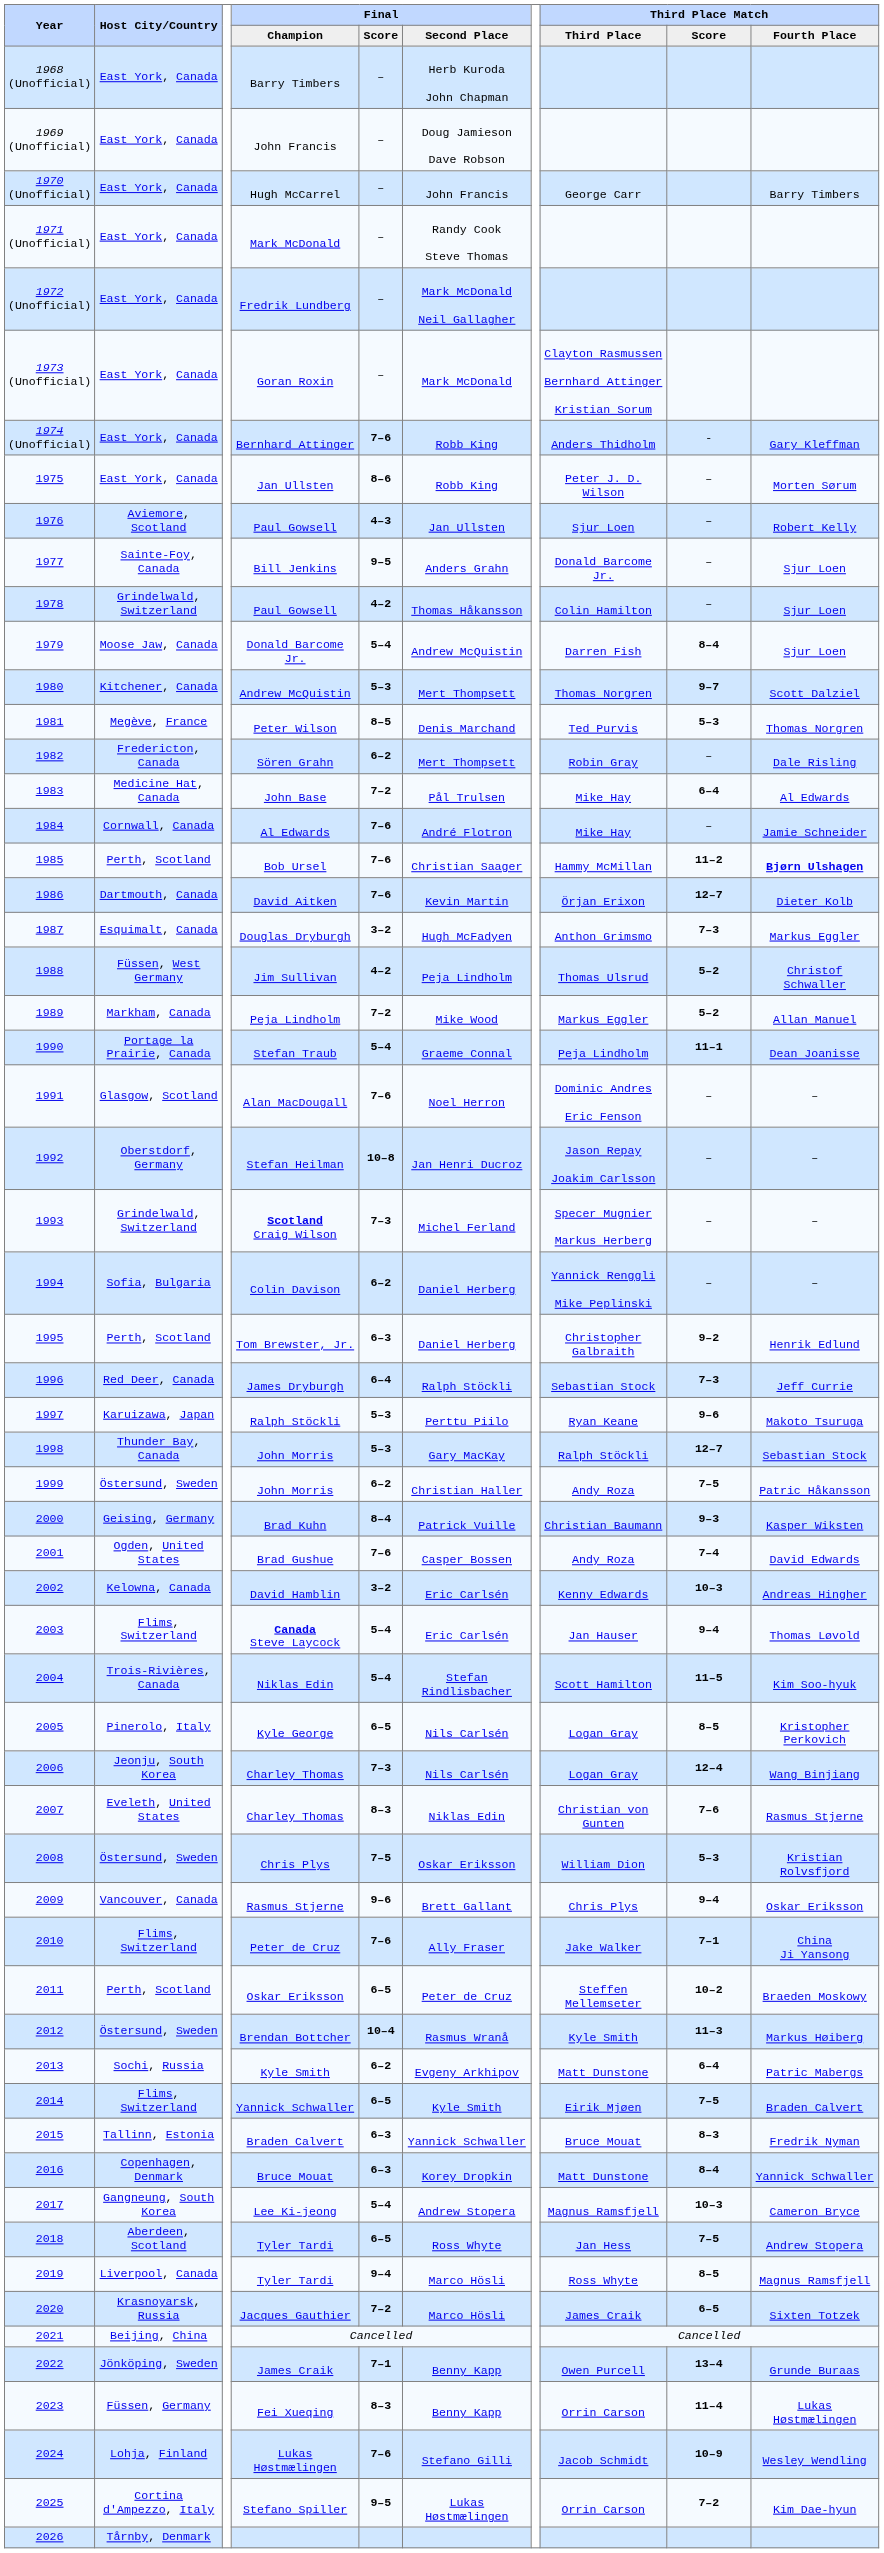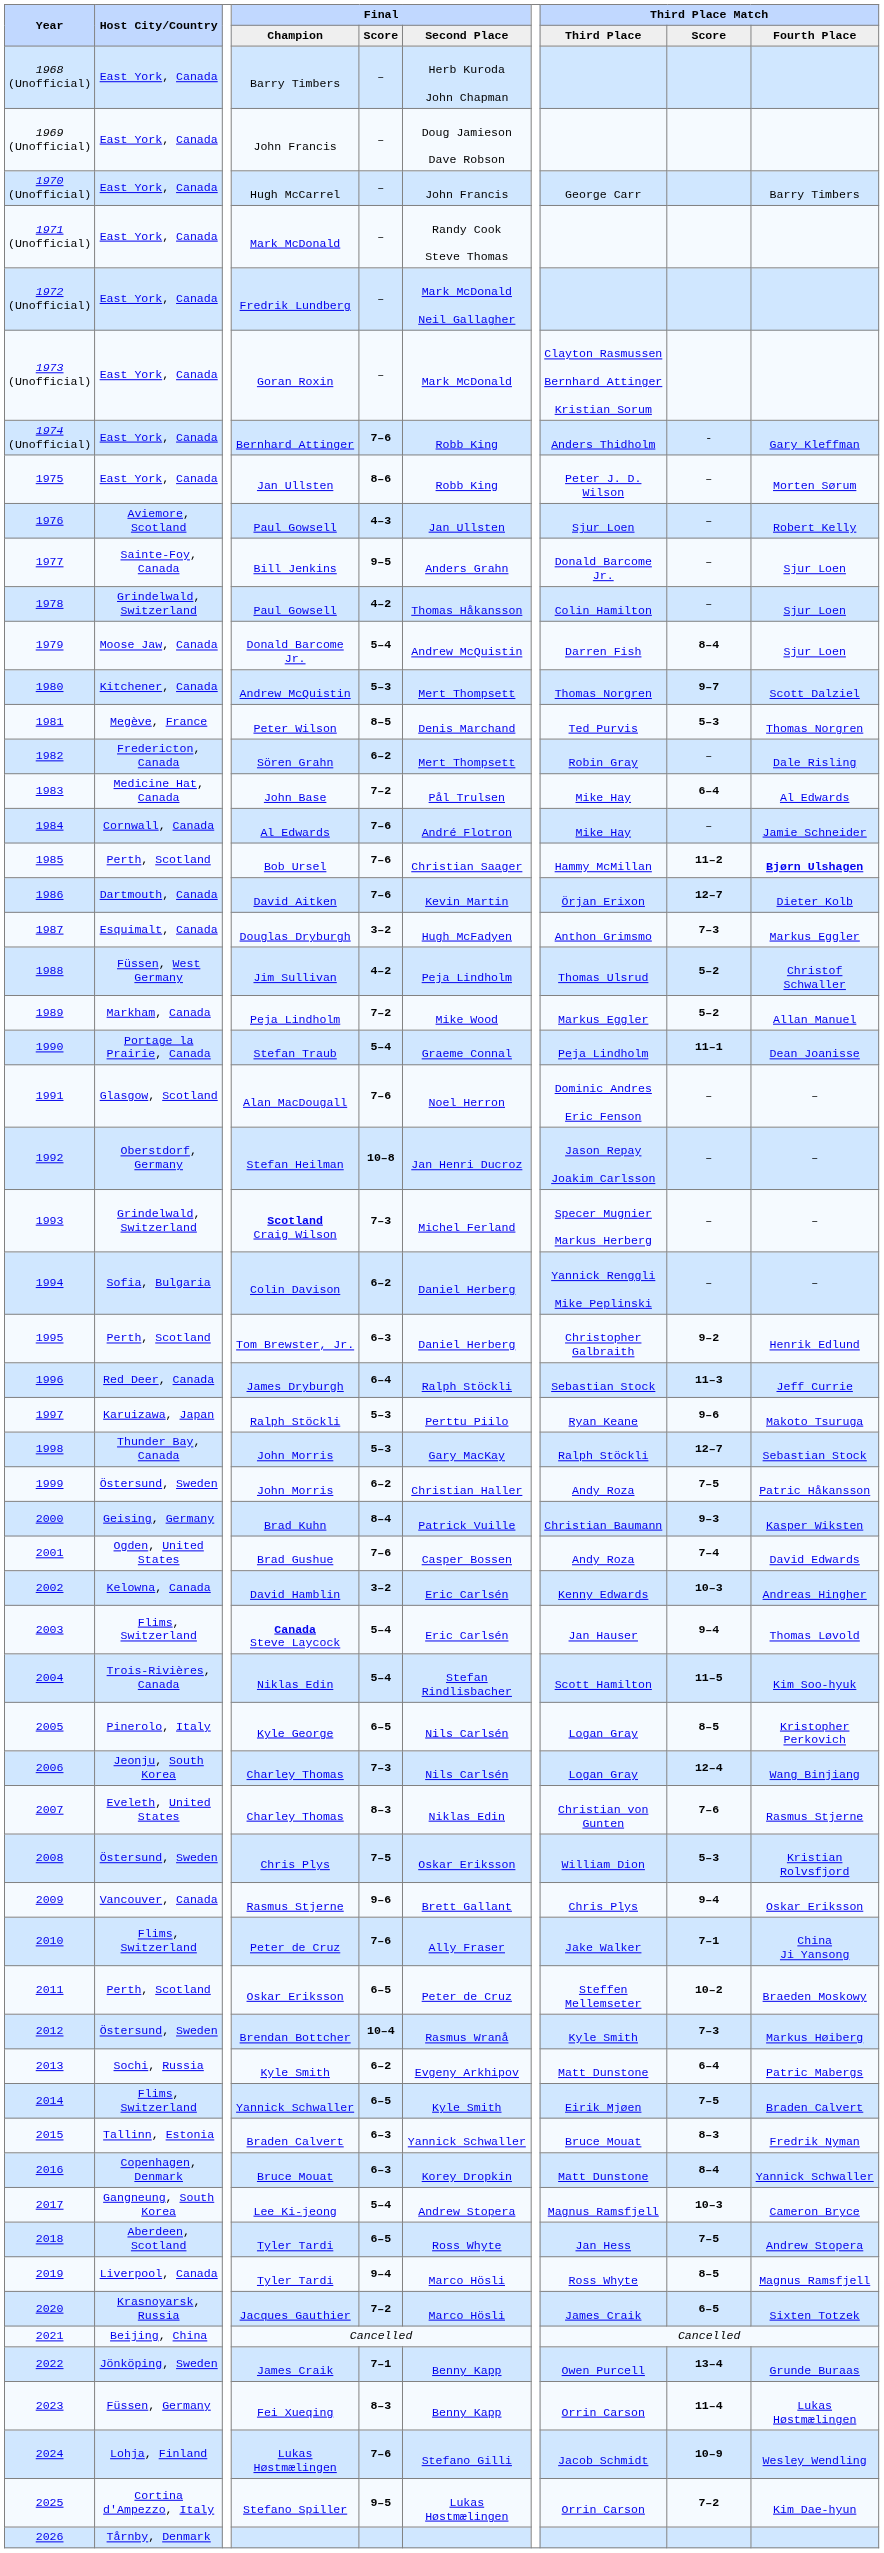(709, 1380) 7–3 -> (709, 1380) 11–3
(709, 2032) 11–3 -> (709, 2032) 7–3
